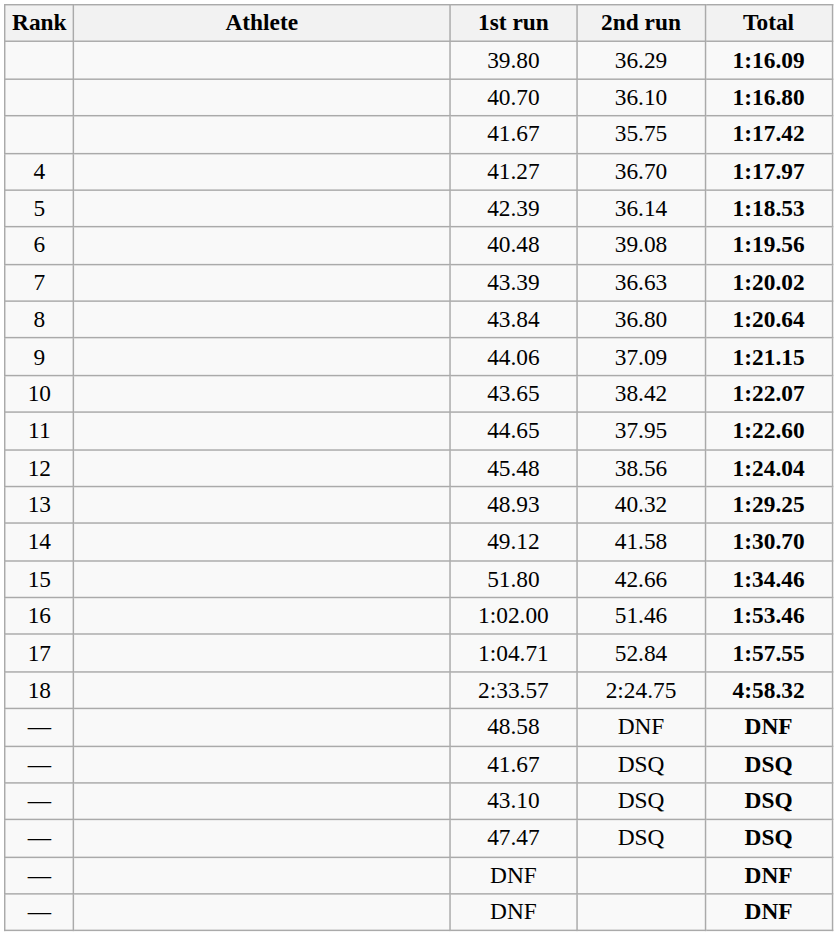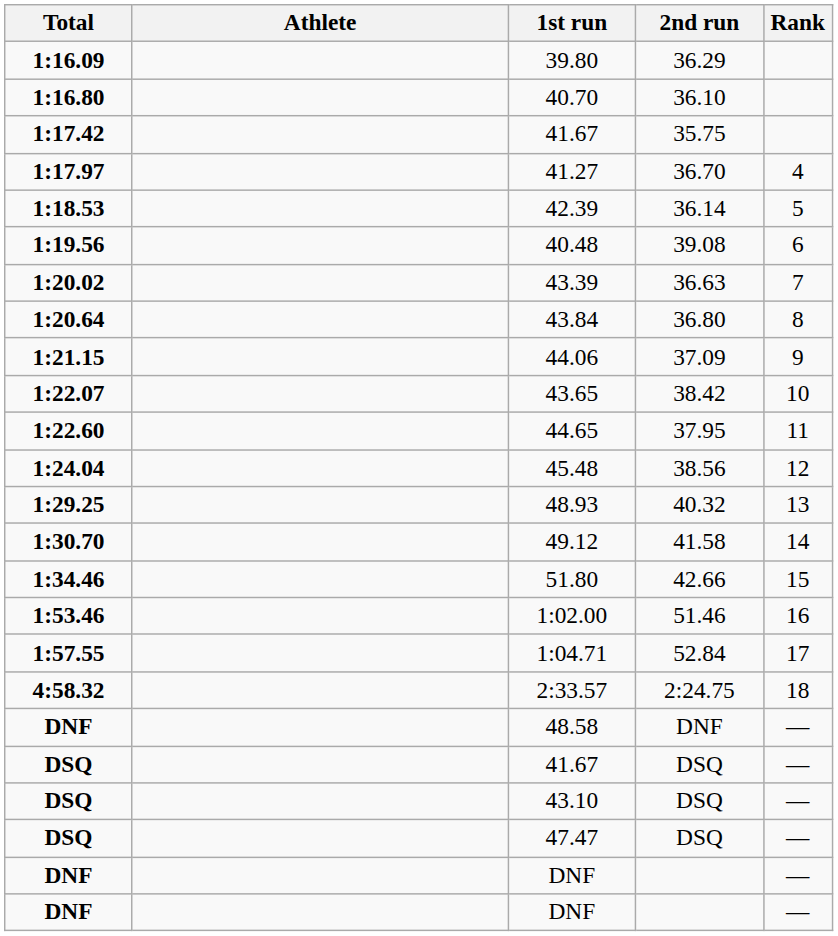columns swapped: (39, 23) <-> (769, 23)
